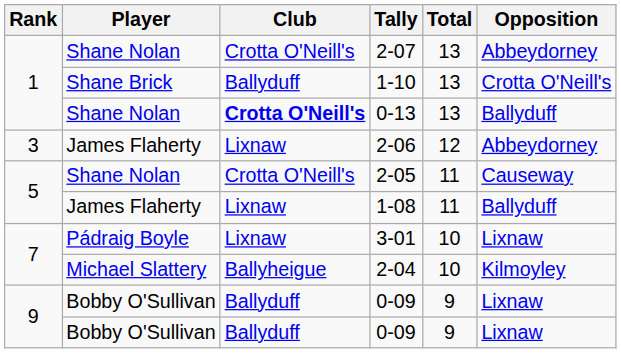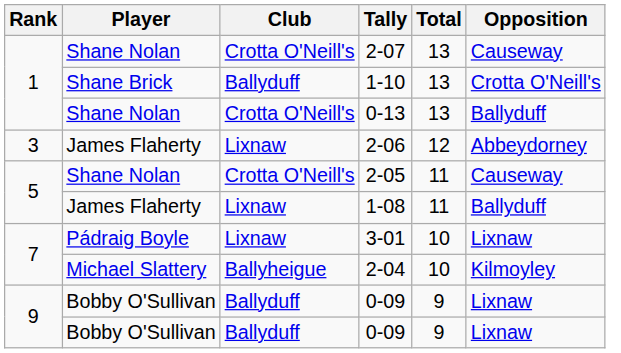(539, 51) Abbeydorney -> (517, 51) Causeway
(295, 113) bold -> (290, 113) normal
